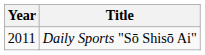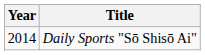(22, 38) 2011 -> (22, 38) 2014
